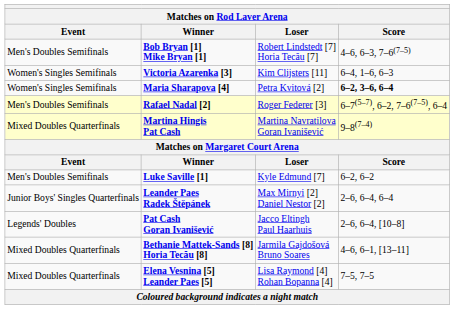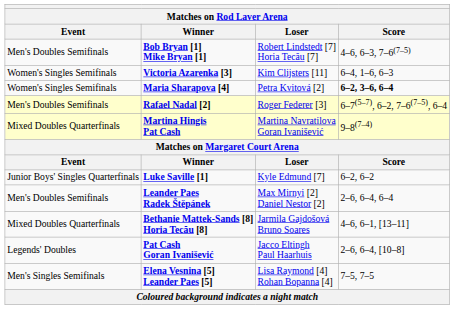(58, 177) Men's Doubles Semifinals -> (73, 177) Junior Boys' Singles Quarterfinals
(73, 198) Junior Boys' Singles Quarterfinals -> (58, 198) Men's Doubles Semifinals
rows swapped: (178, 224) <-> (198, 250)
(64, 276) Mixed Doubles Quarterfinals -> (56, 276) Men's Singles Semifinals
